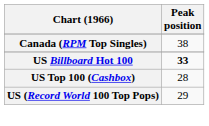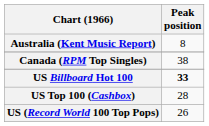+ row: (83, 43)
(183, 95) 29 -> (183, 113) 26
